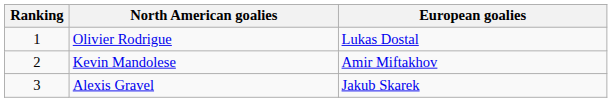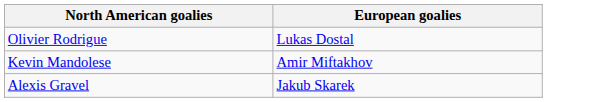- column: (37, 16)
